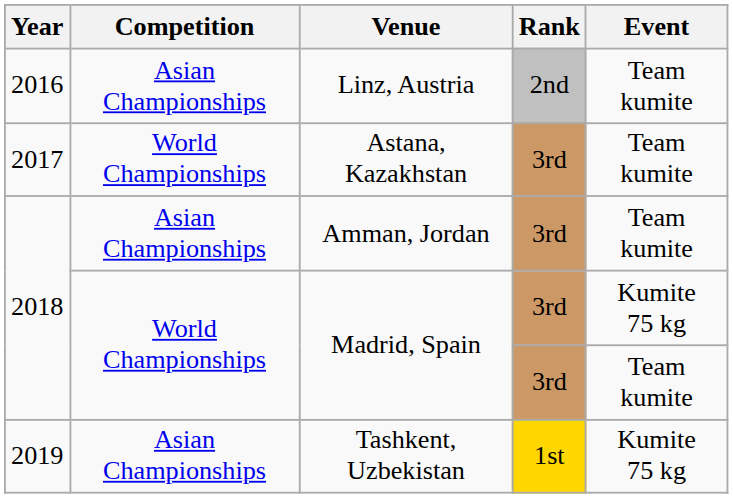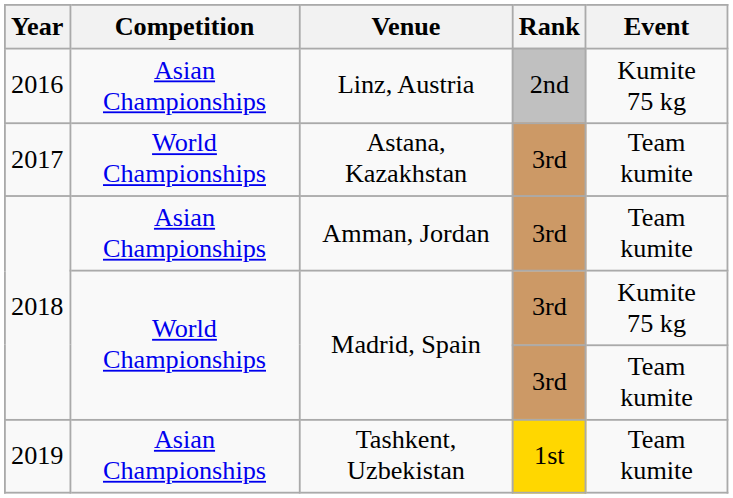(657, 85) Team kumite -> (657, 85) Kumite 75 kg
(657, 456) Kumite 75 kg -> (657, 456) Team kumite
